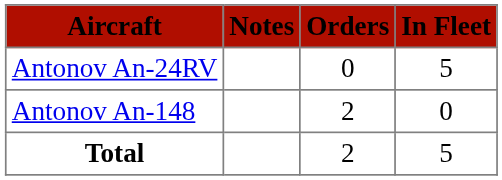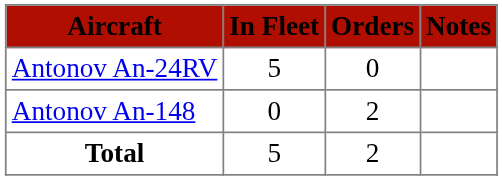columns swapped: (446, 25) <-> (262, 25)
